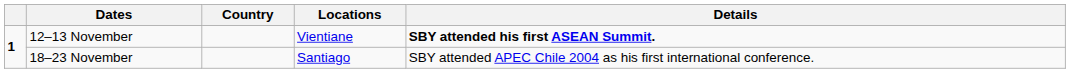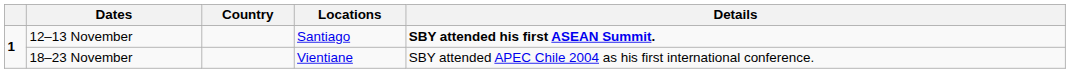(325, 36) Vientiane -> (324, 36) Santiago
(324, 57) Santiago -> (325, 57) Vientiane
